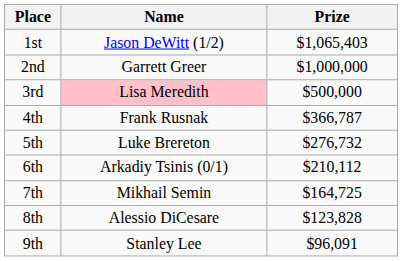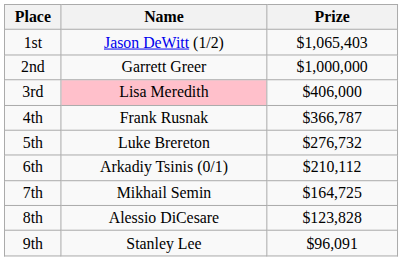(332, 92) $500,000 -> (332, 92) $406,000
